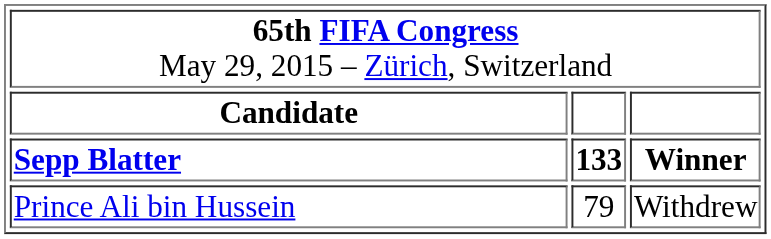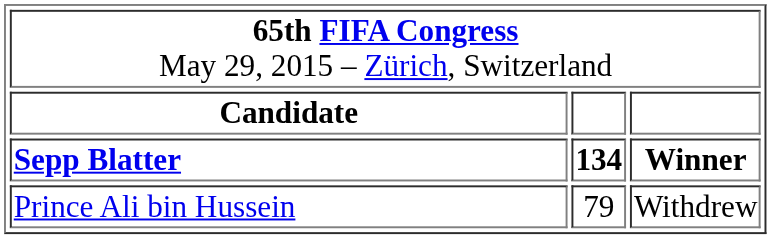(599, 159) 133 -> (599, 159) 134
